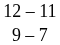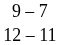rows swapped: (30, 35) <-> (30, 10)
